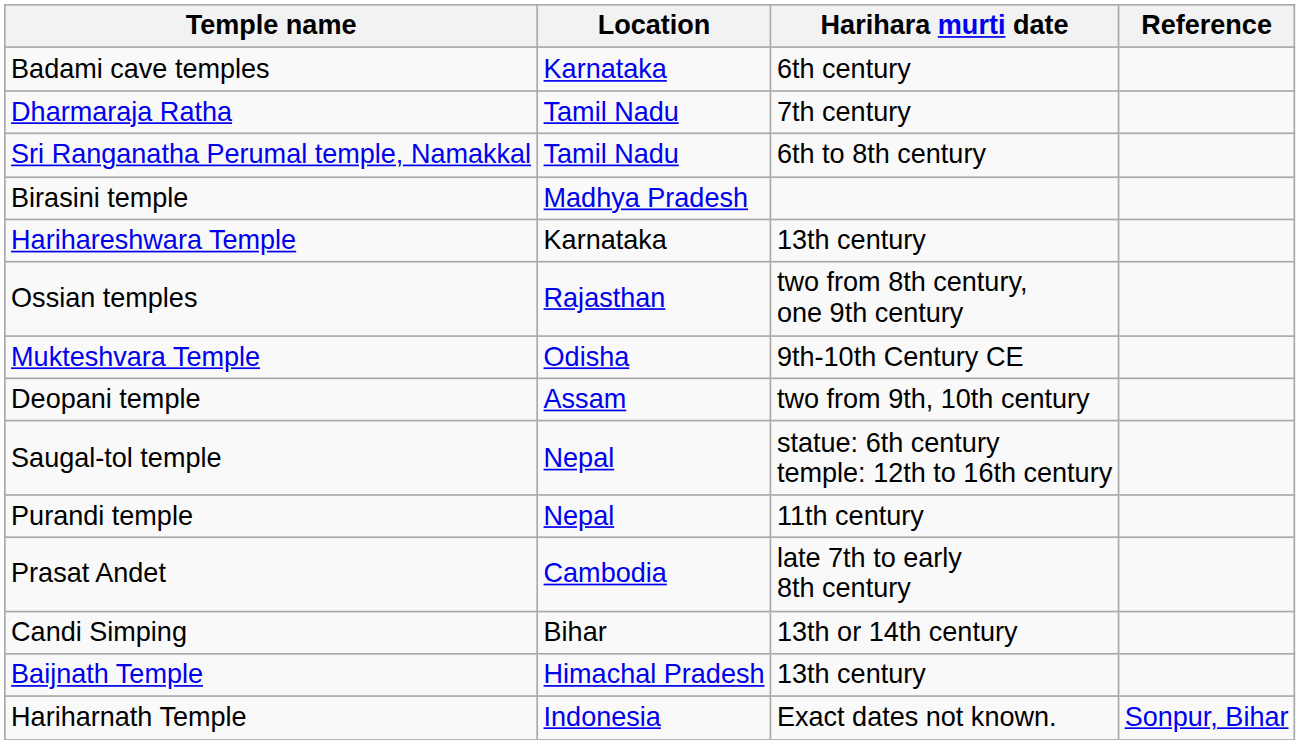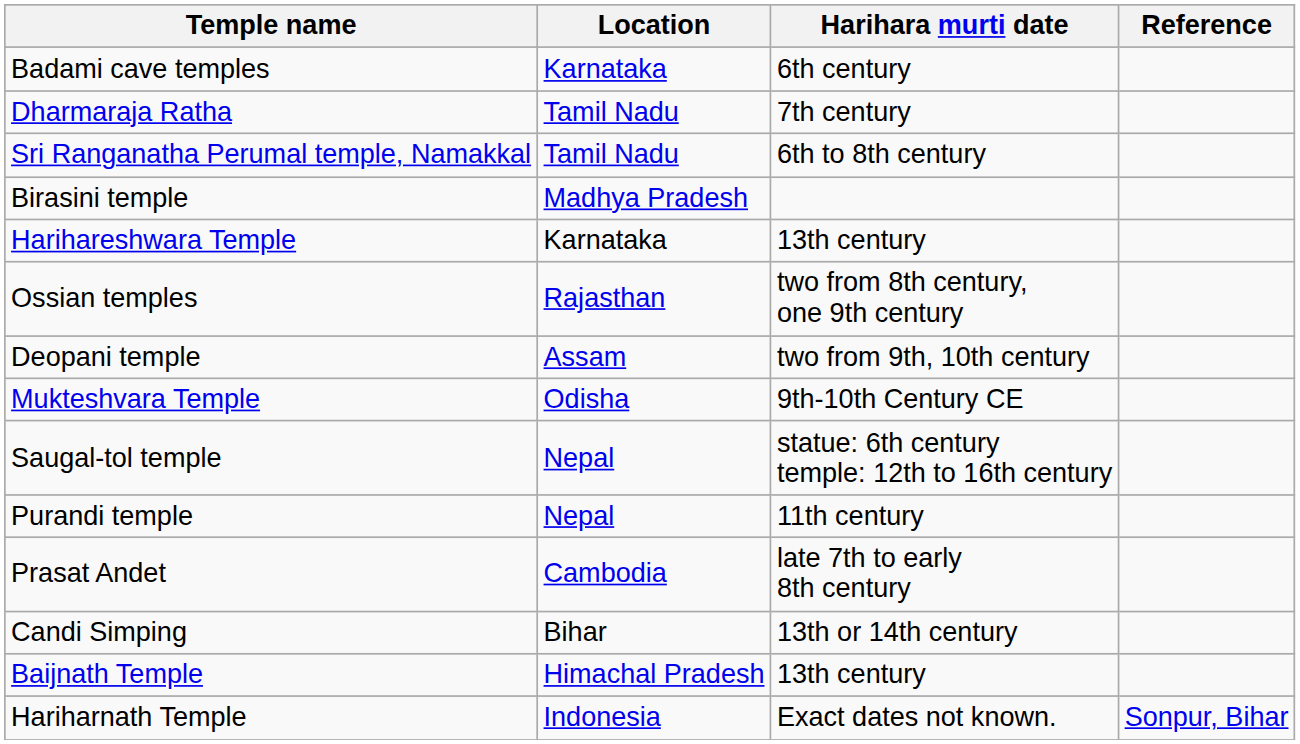rows swapped: (106, 399) <-> (136, 356)
